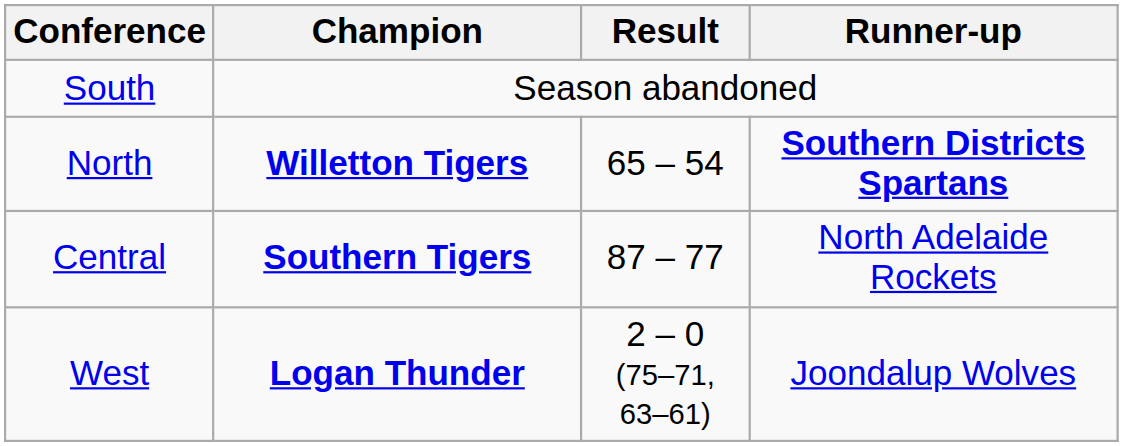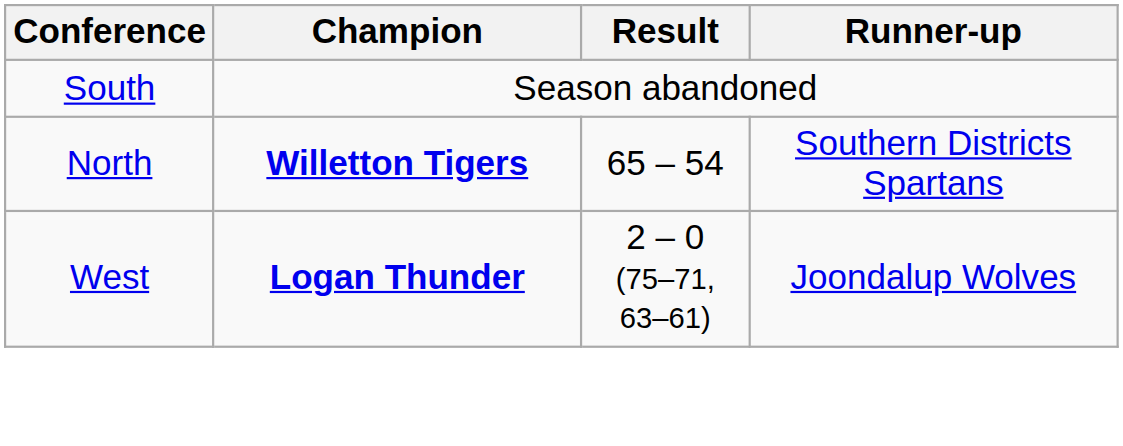(933, 163) bold -> (933, 163) normal
- row: (110, 258)
